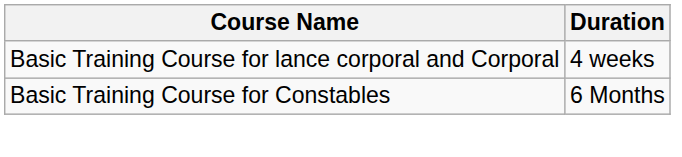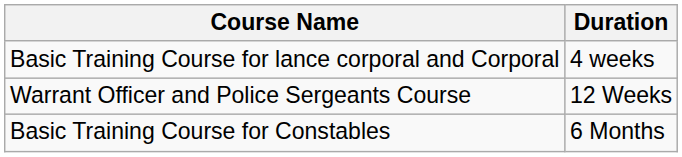+ row: (241, 95)
